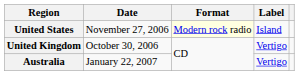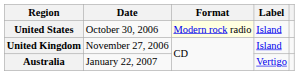(127, 29) November 27, 2006 -> (122, 29) October 30, 2006
(122, 45) October 30, 2006 -> (127, 45) November 27, 2006
(272, 45) Vertigo -> (269, 45) Island
